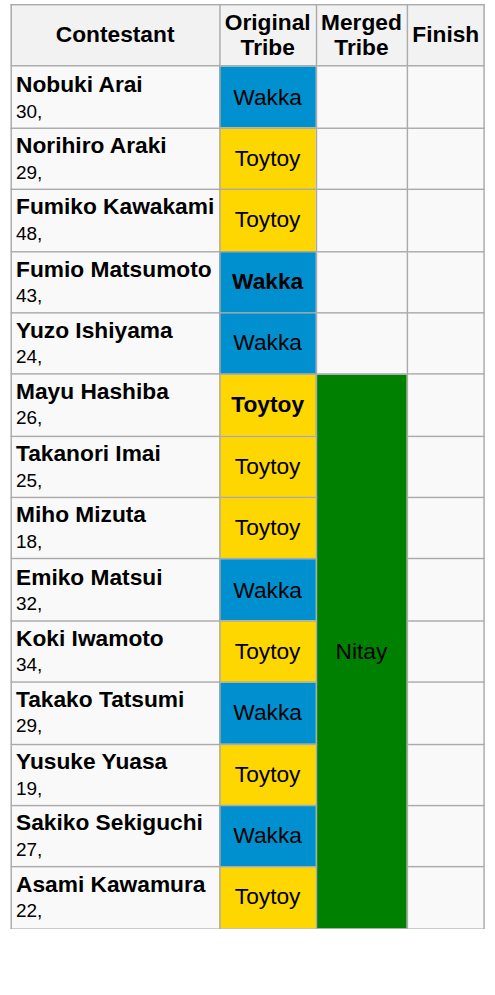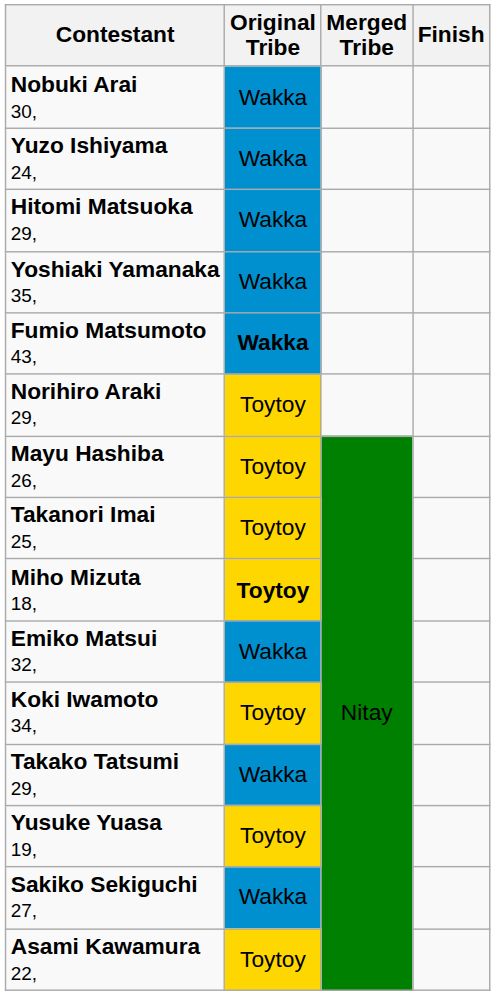rows swapped: (94, 343) <-> (91, 158)
+ row: (102, 220)
+ row: (115, 281)
- row: (115, 220)
(268, 404) bold -> (273, 466) normal
(268, 528) normal -> (273, 589) bold
